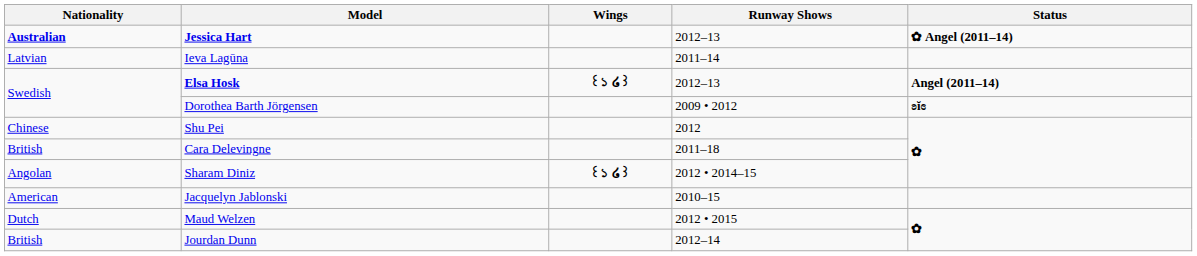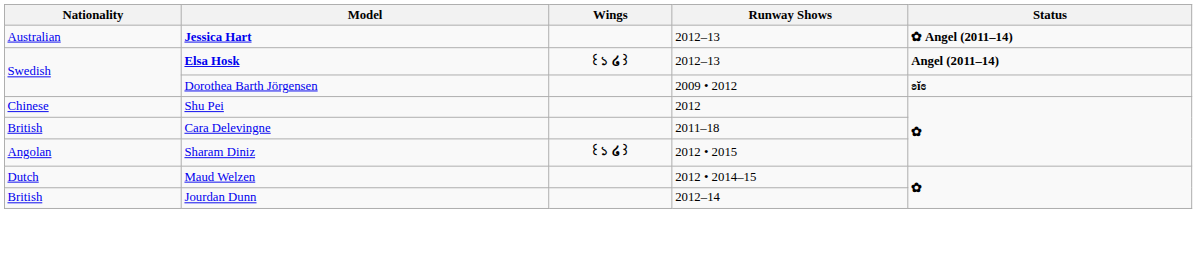(37, 36) bold -> (34, 36) normal
- row: (216, 57)
(716, 173) 2012 • 2014–15 -> (706, 151) 2012 • 2015
- row: (236, 197)
(706, 218) 2012 • 2015 -> (716, 176) 2012 • 2014–15
